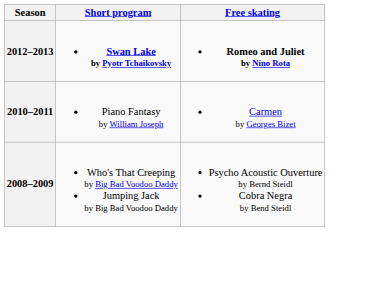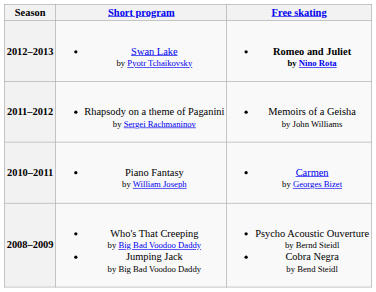(118, 57) bold -> (141, 57) normal
+ row: (30, 112)
